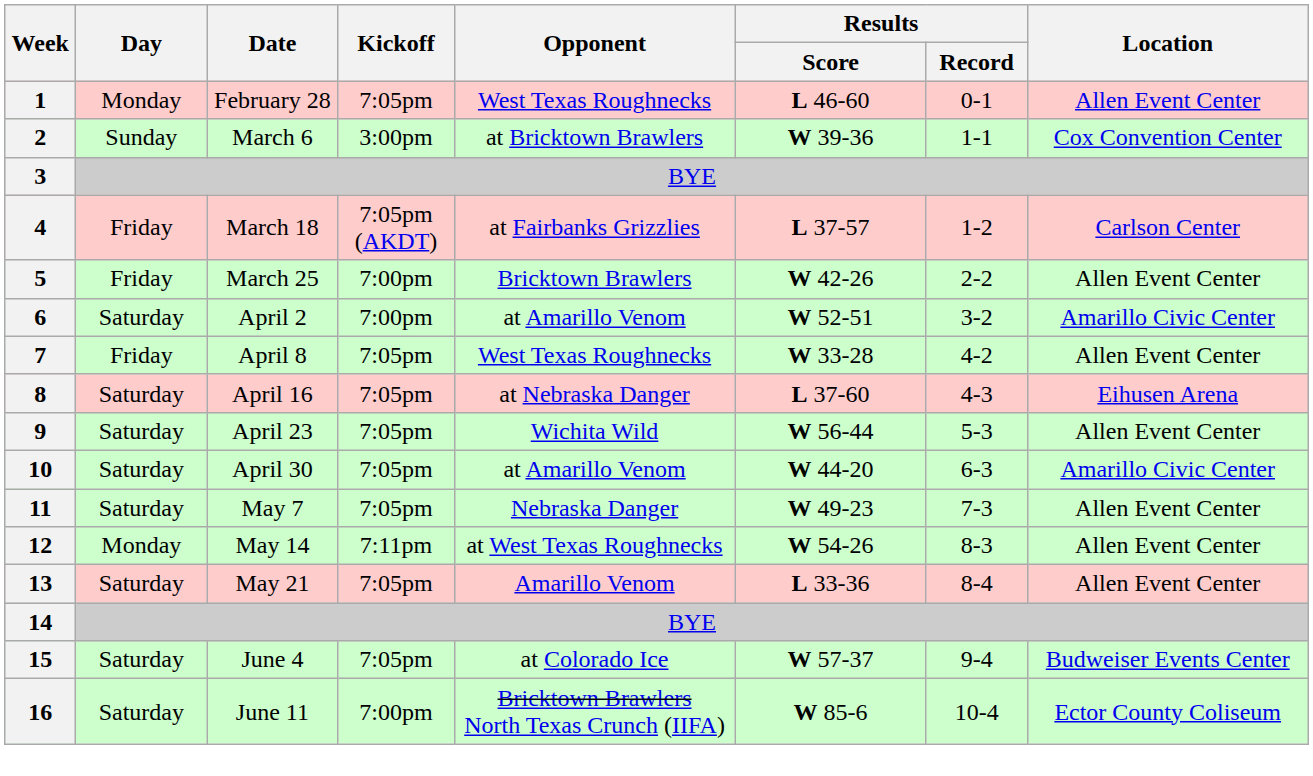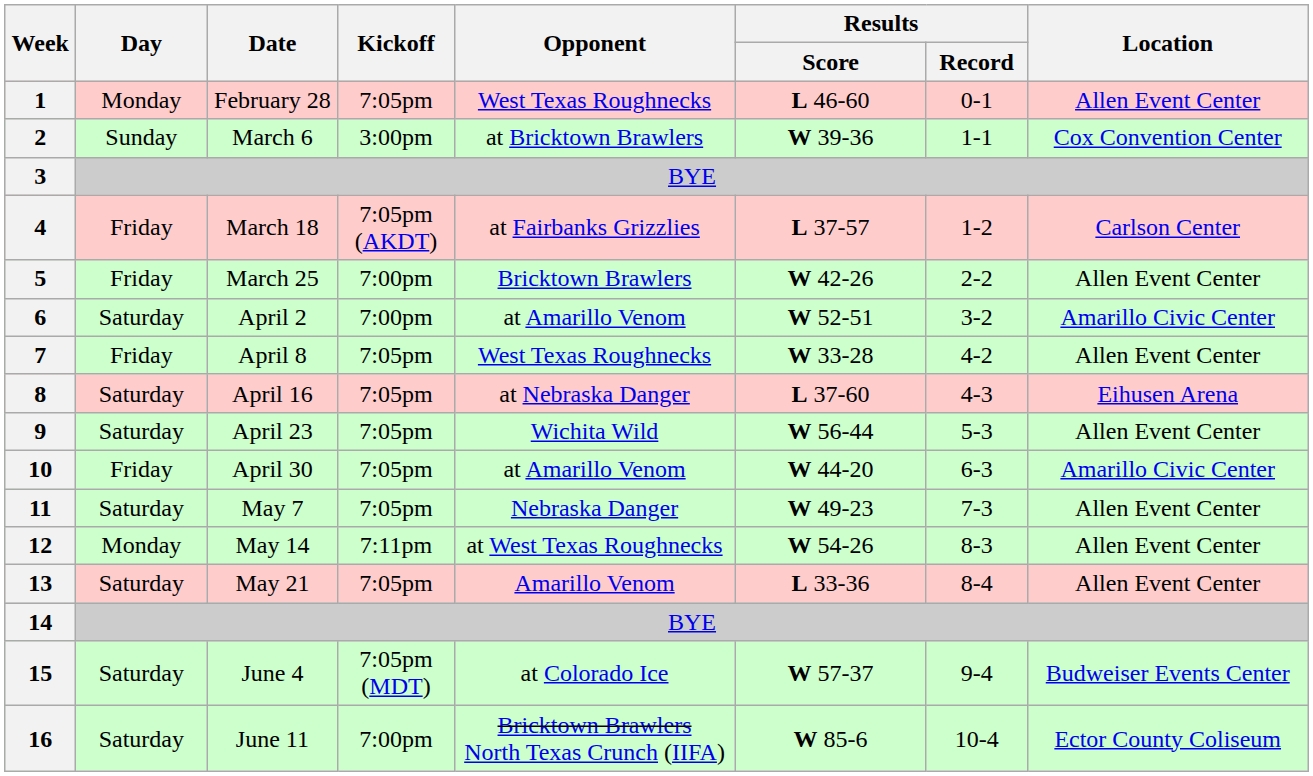(141, 469) Saturday -> (141, 469) Friday
(396, 659) 7:05pm -> (396, 673) 7:05pm (MDT)
